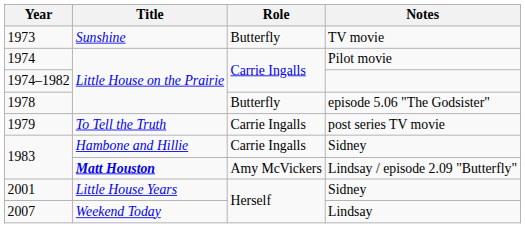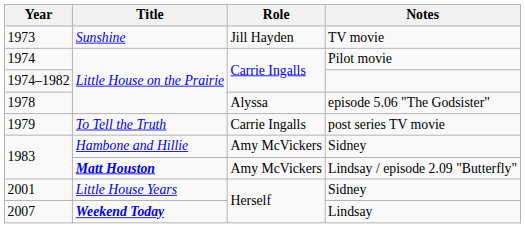(255, 37) Butterfly -> (262, 37) Jill Hayden
(255, 102) Butterfly -> (249, 102) Alyssa
(268, 146) Carrie Ingalls -> (276, 146) Amy McVickers
(118, 211) normal -> (120, 211) bold
